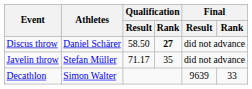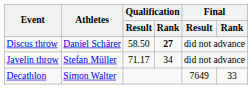(168, 60) 35 -> (168, 60) 34
(199, 76) 9639 -> (199, 76) 7649
